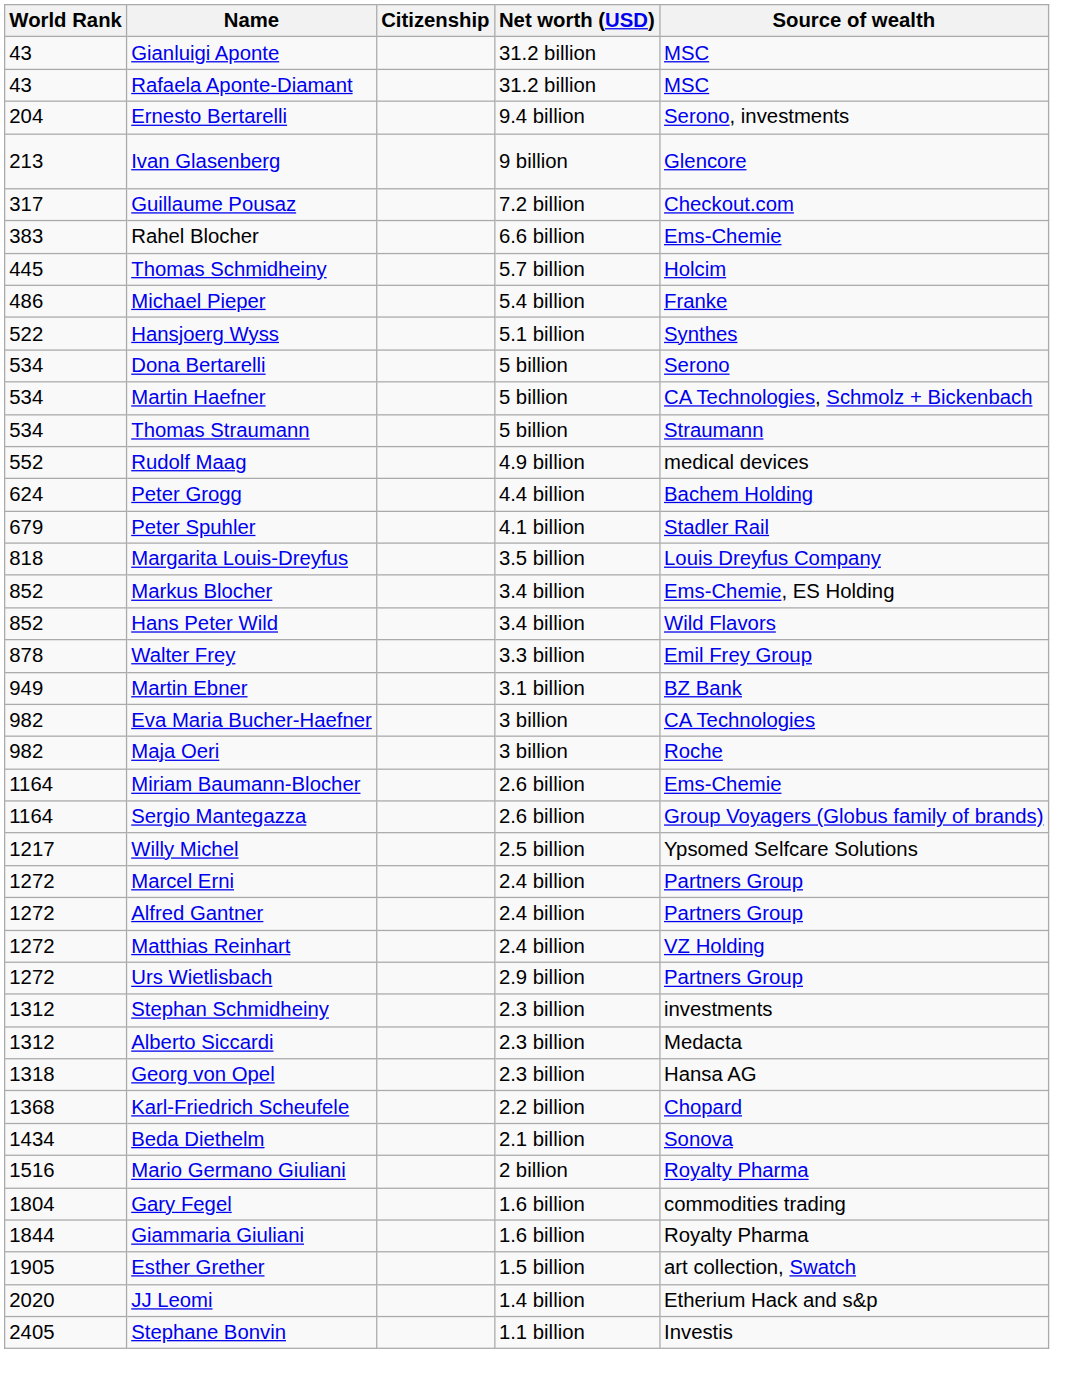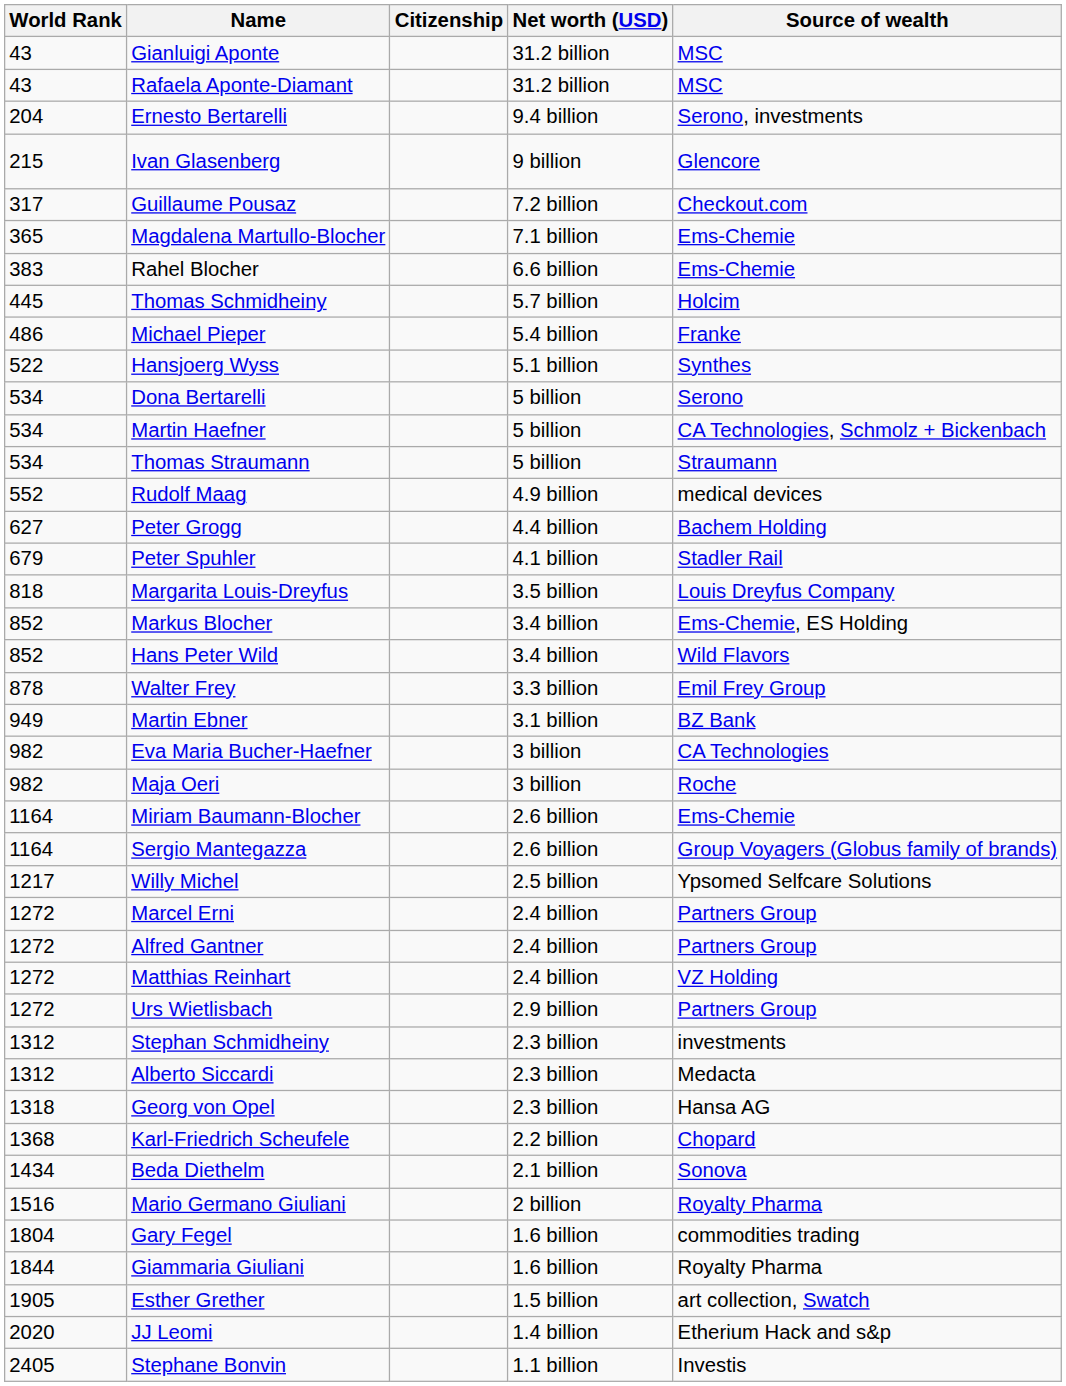(26, 160) 213 -> (26, 160) 215
+ row: (258, 236)
(26, 494) 624 -> (26, 526) 627
